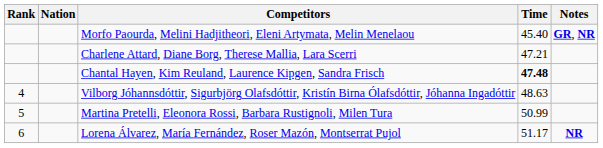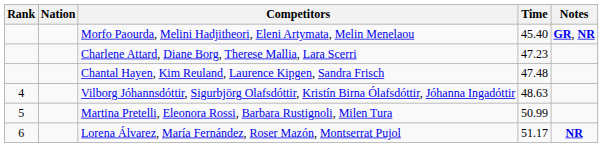(534, 54) 47.21 -> (534, 54) 47.23
(534, 73) bold -> (534, 73) normal
